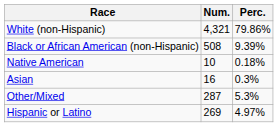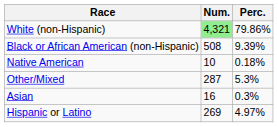(217, 29) no background -> (217, 29) lightgreen background
rows swapped: (20, 79) <-> (36, 96)
